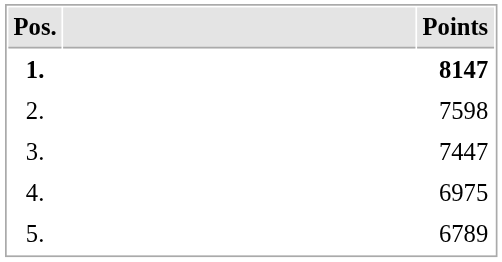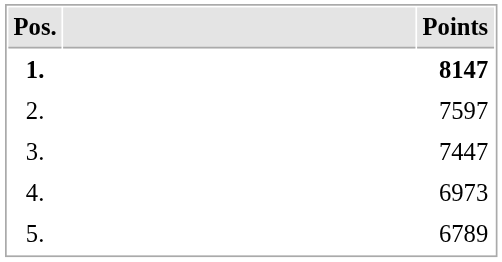(464, 110) 7598 -> (464, 110) 7597
(464, 192) 6975 -> (464, 192) 6973
